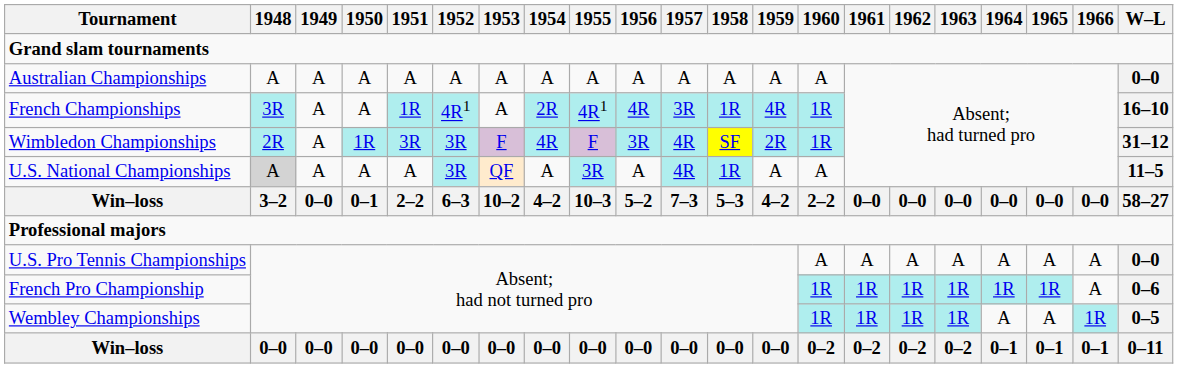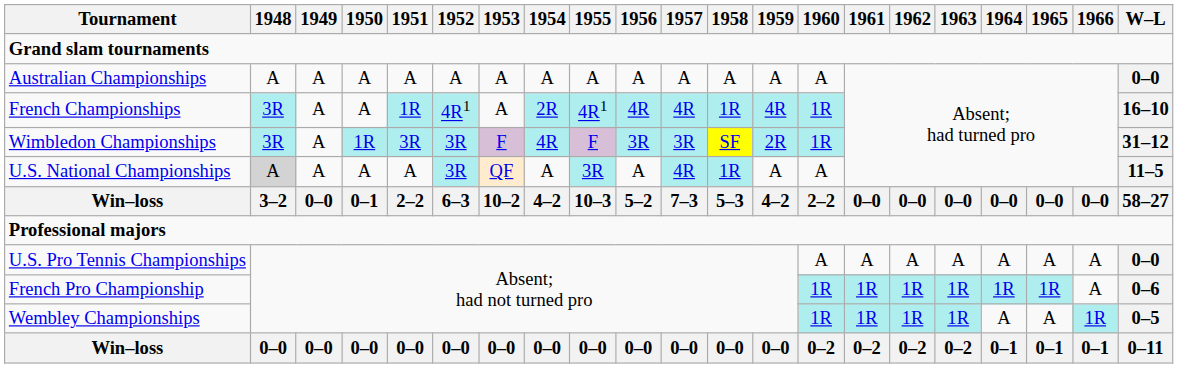(684, 110) 3R -> (684, 110) 4R
(273, 141) 2R -> (273, 141) 3R
(684, 141) 4R -> (684, 141) 3R
